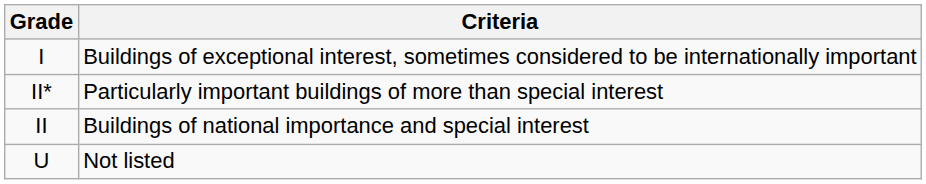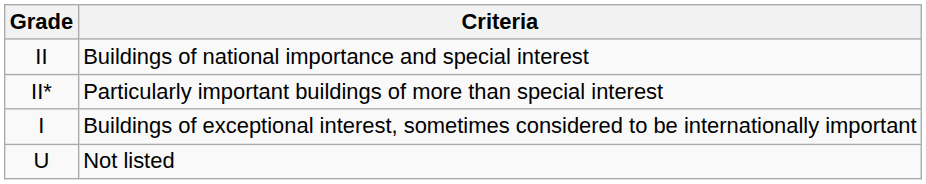rows swapped: (41, 56) <-> (41, 126)
